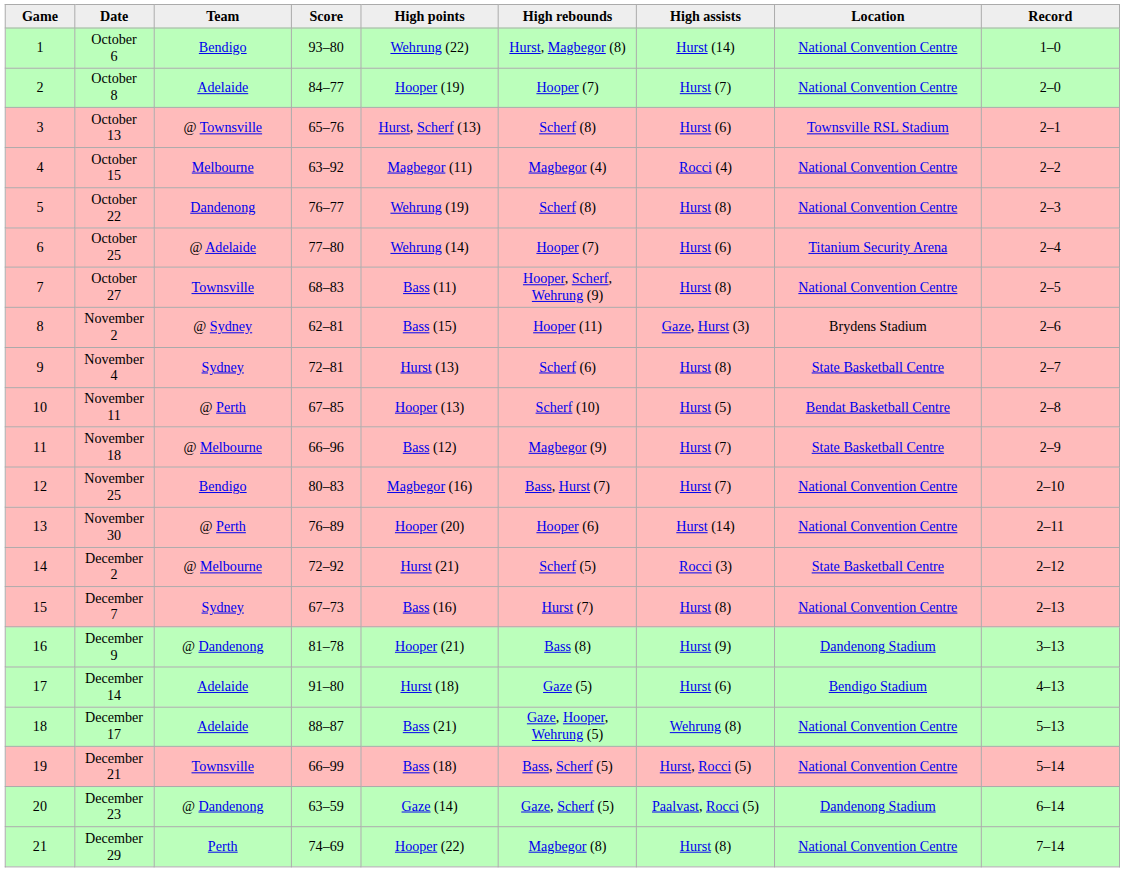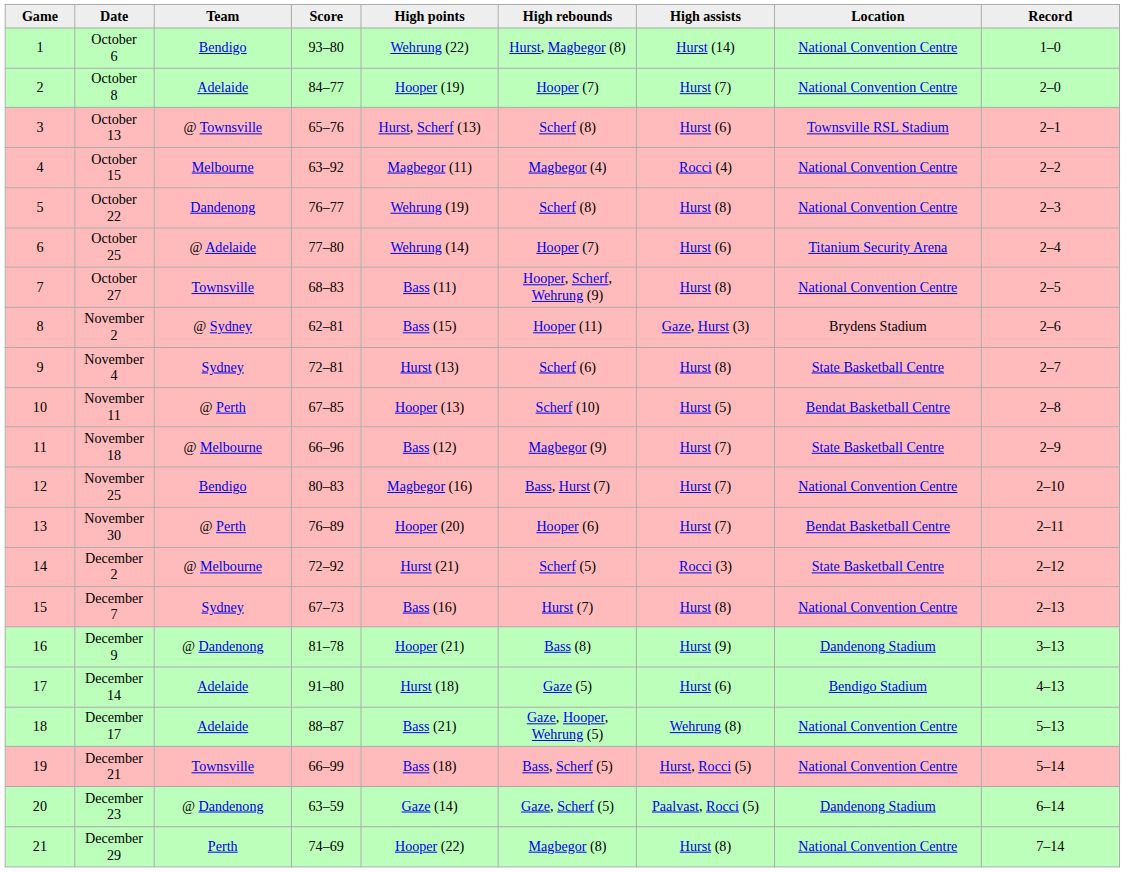(705, 527) Hurst (14) -> (705, 527) Hurst (7)
(878, 527) National Convention Centre -> (878, 527) Bendat Basketball Centre
